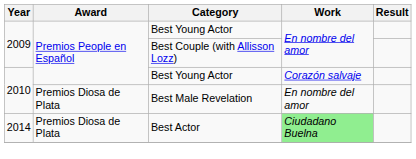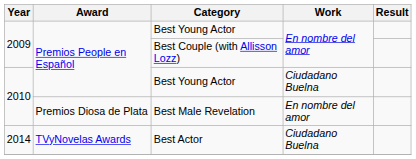(323, 76) Corazón salvaje -> (311, 82) Ciudadano Buelna
(78, 128) Premios Diosa de Plata -> (83, 140) TVyNovelas Awards
(310, 128) lightgreen background -> (311, 140) no background
